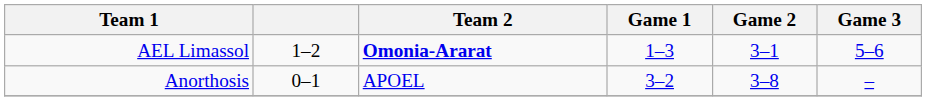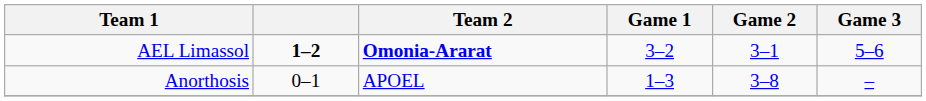(306, 50) normal -> (306, 50) bold
(660, 50) 1–3 -> (660, 50) 3–2
(660, 80) 3–2 -> (660, 80) 1–3
